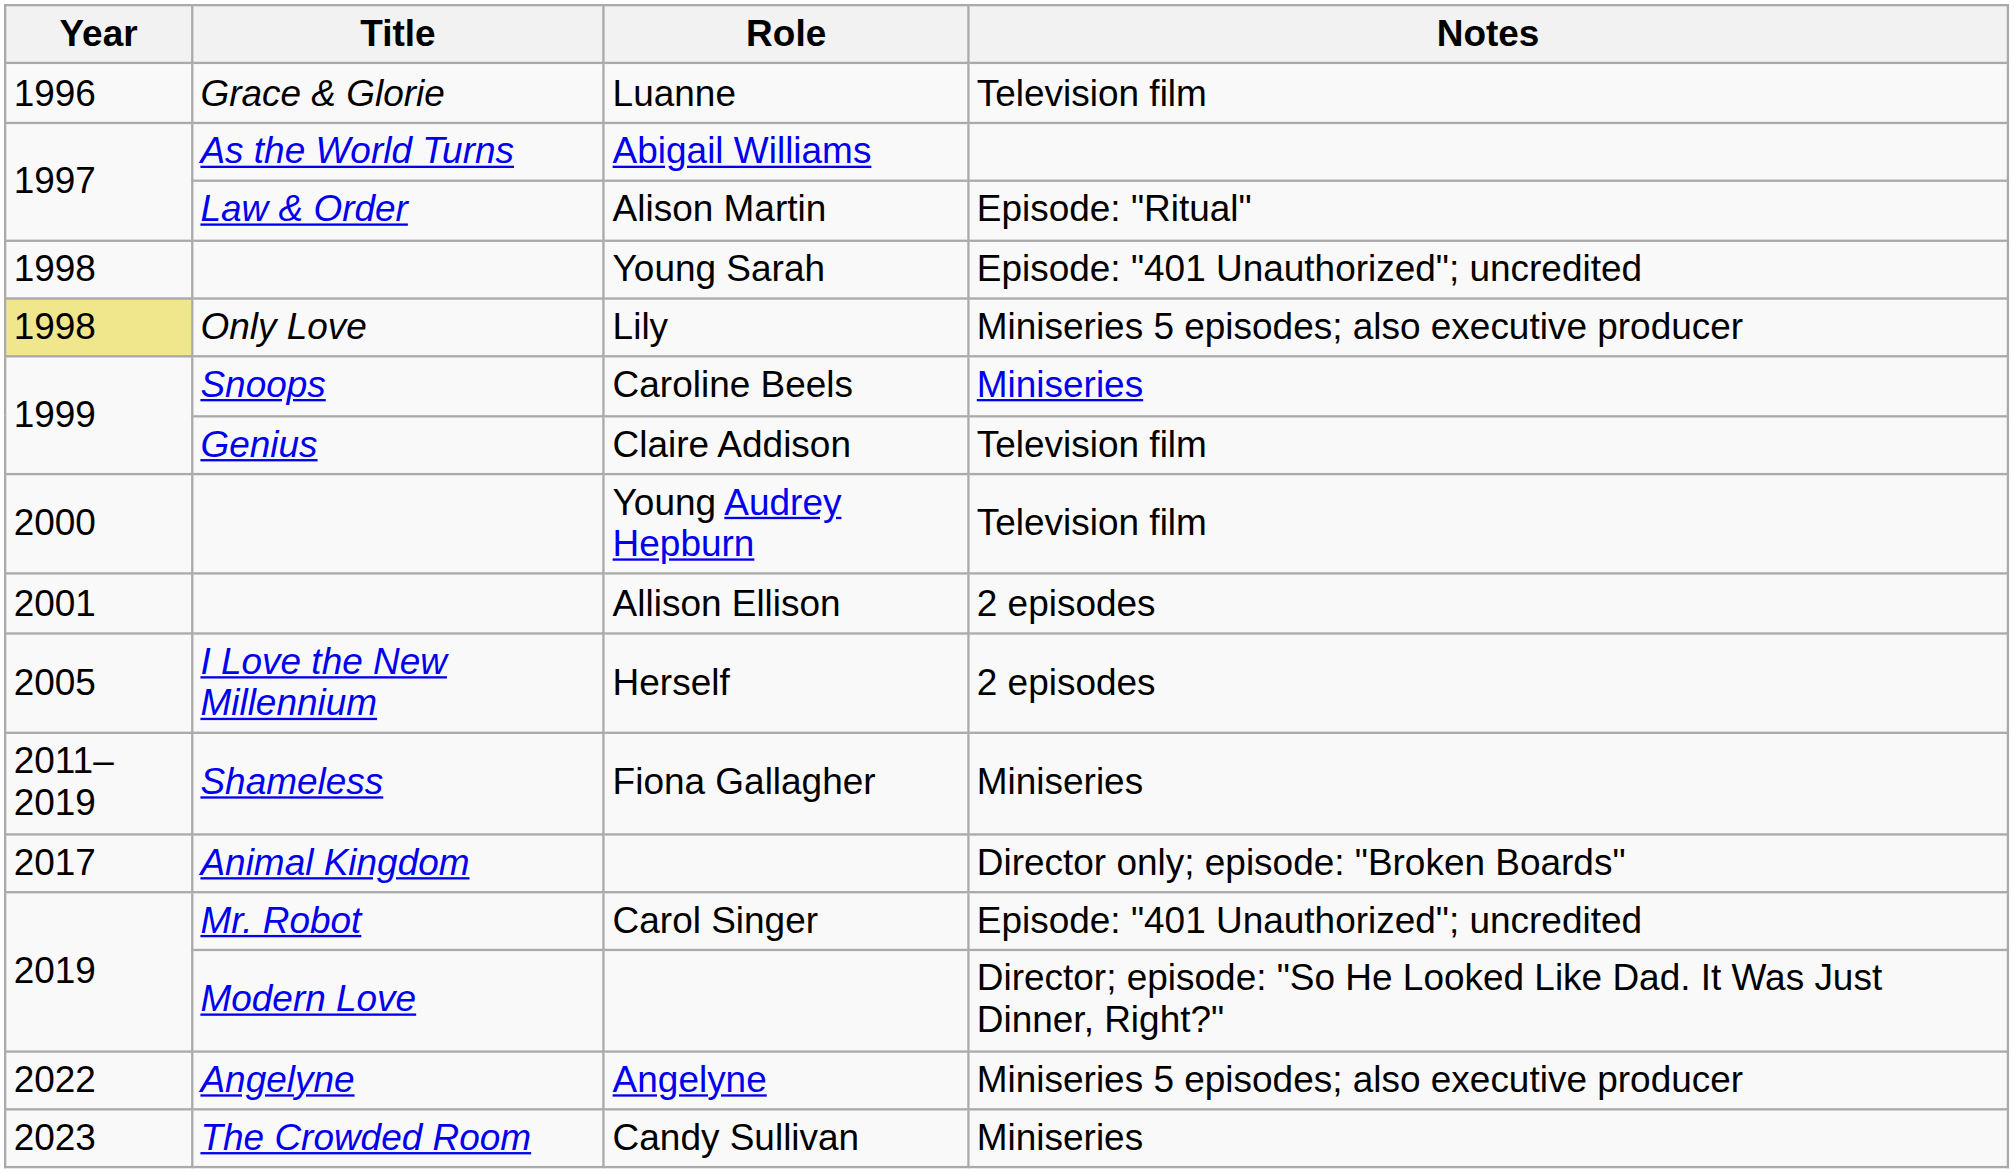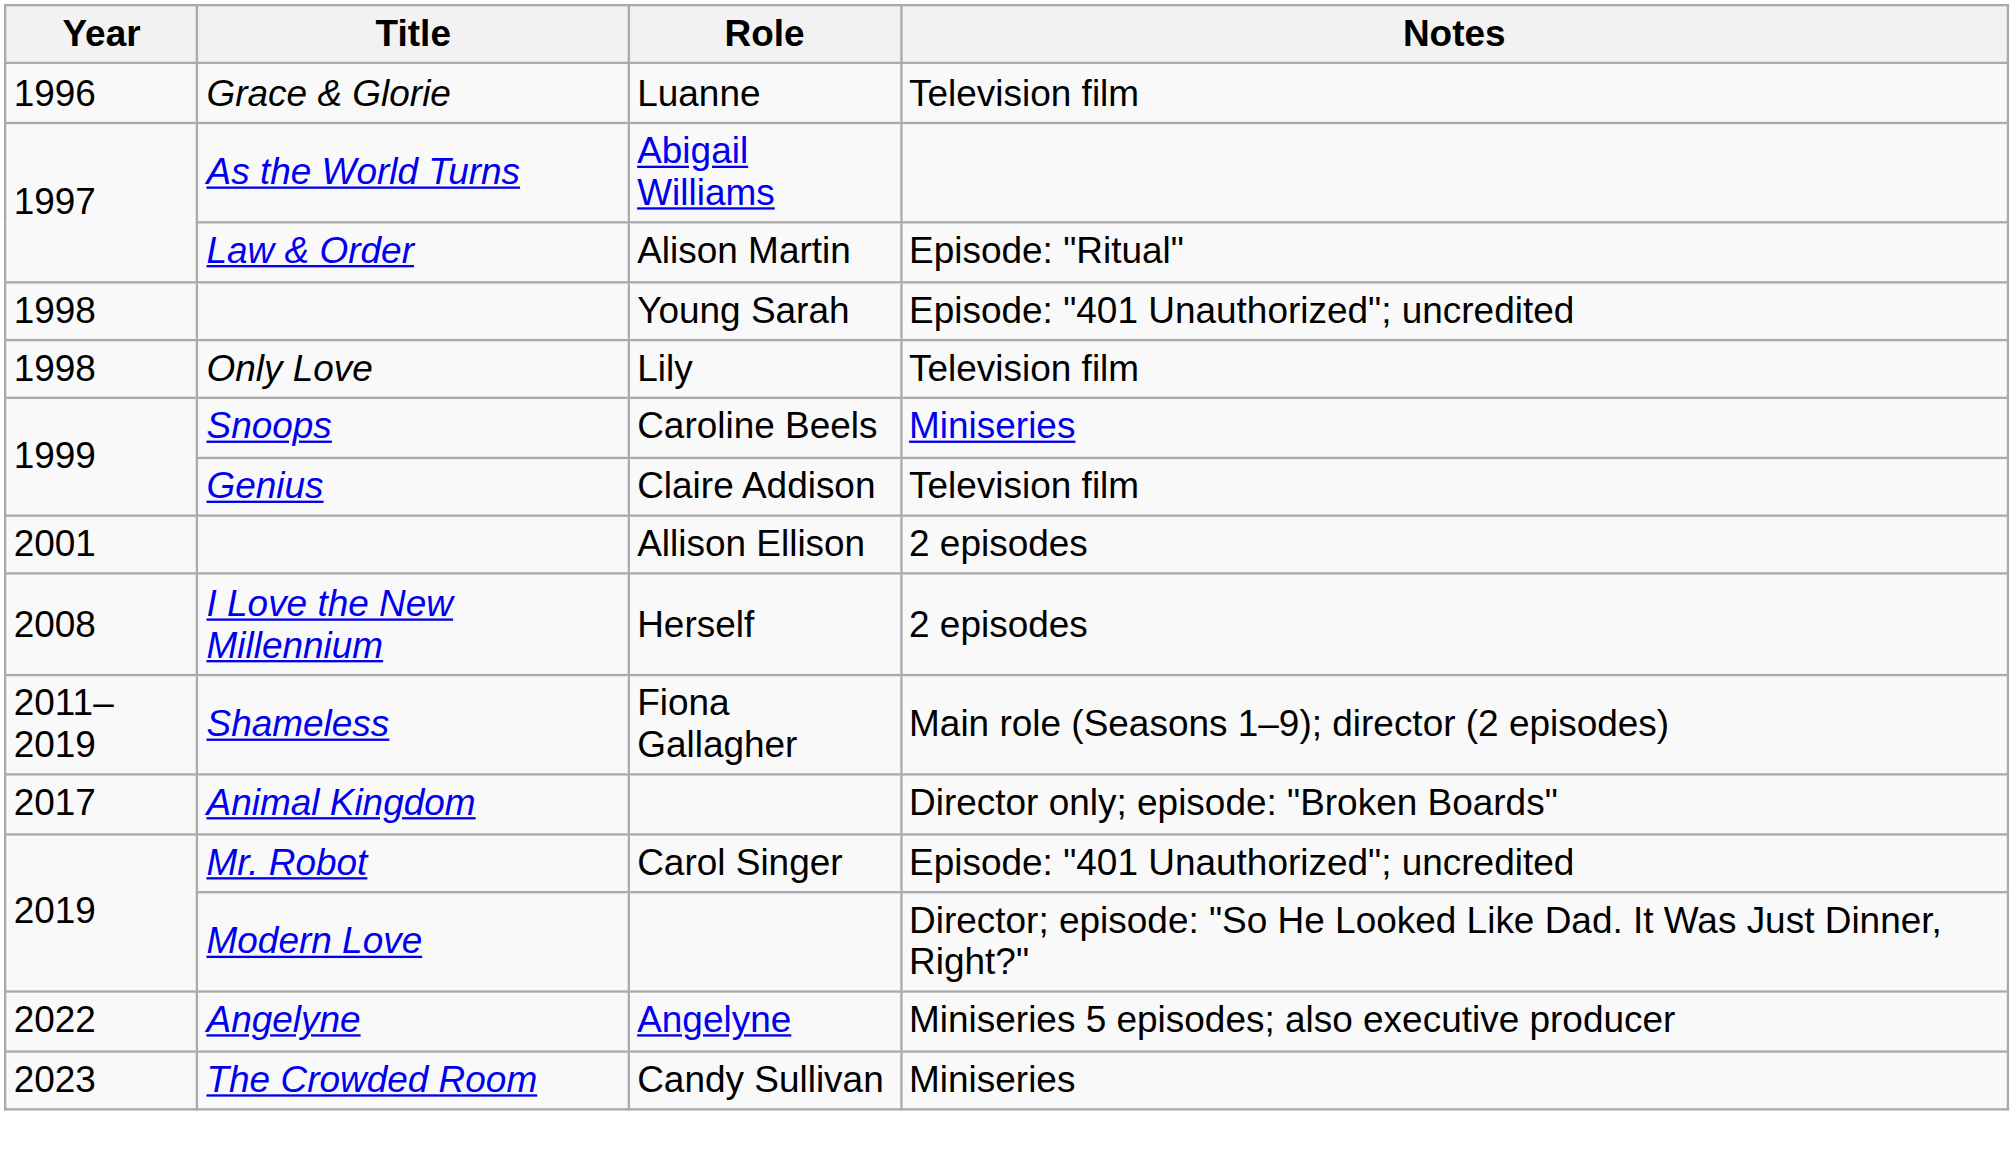(55, 326) khaki background -> (55, 368) no background
(1360, 326) Miniseries 5 episodes; also executive producer -> (1024, 368) Television film
- row: (398, 524)
(55, 682) 2005 -> (55, 623) 2008
(1060, 782) Miniseries -> (1289, 723) Main role (Seasons 1–9); director (2 episodes)
